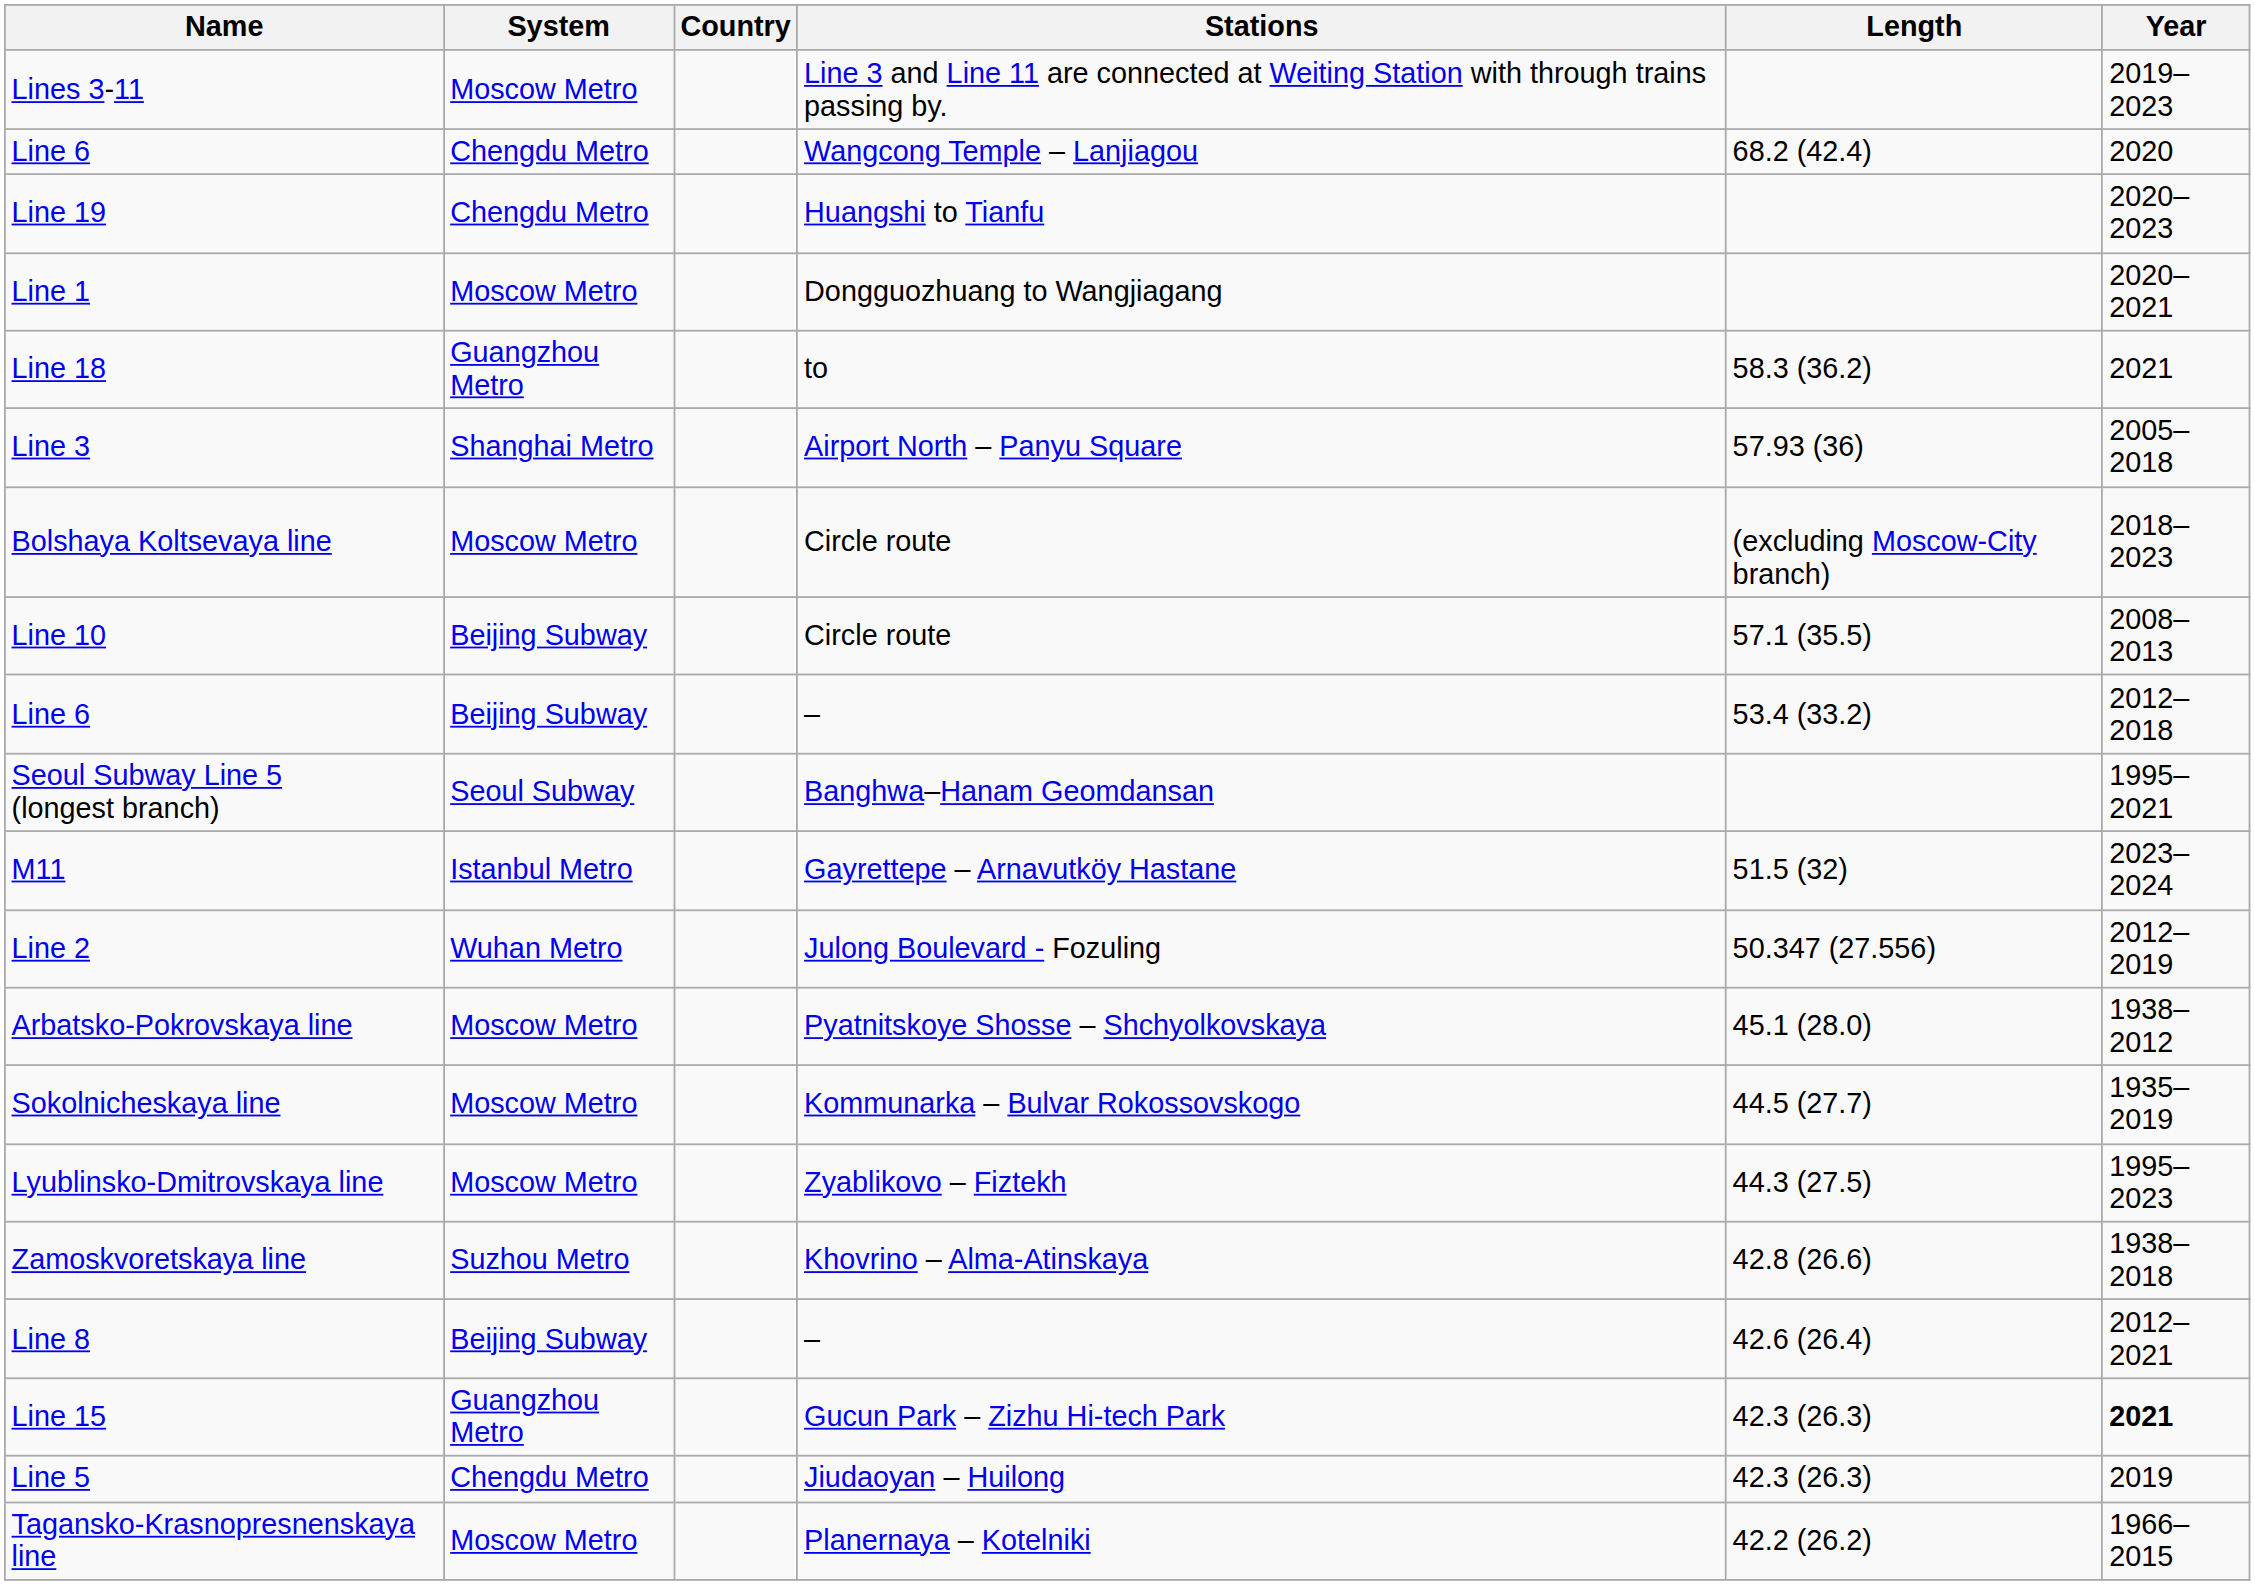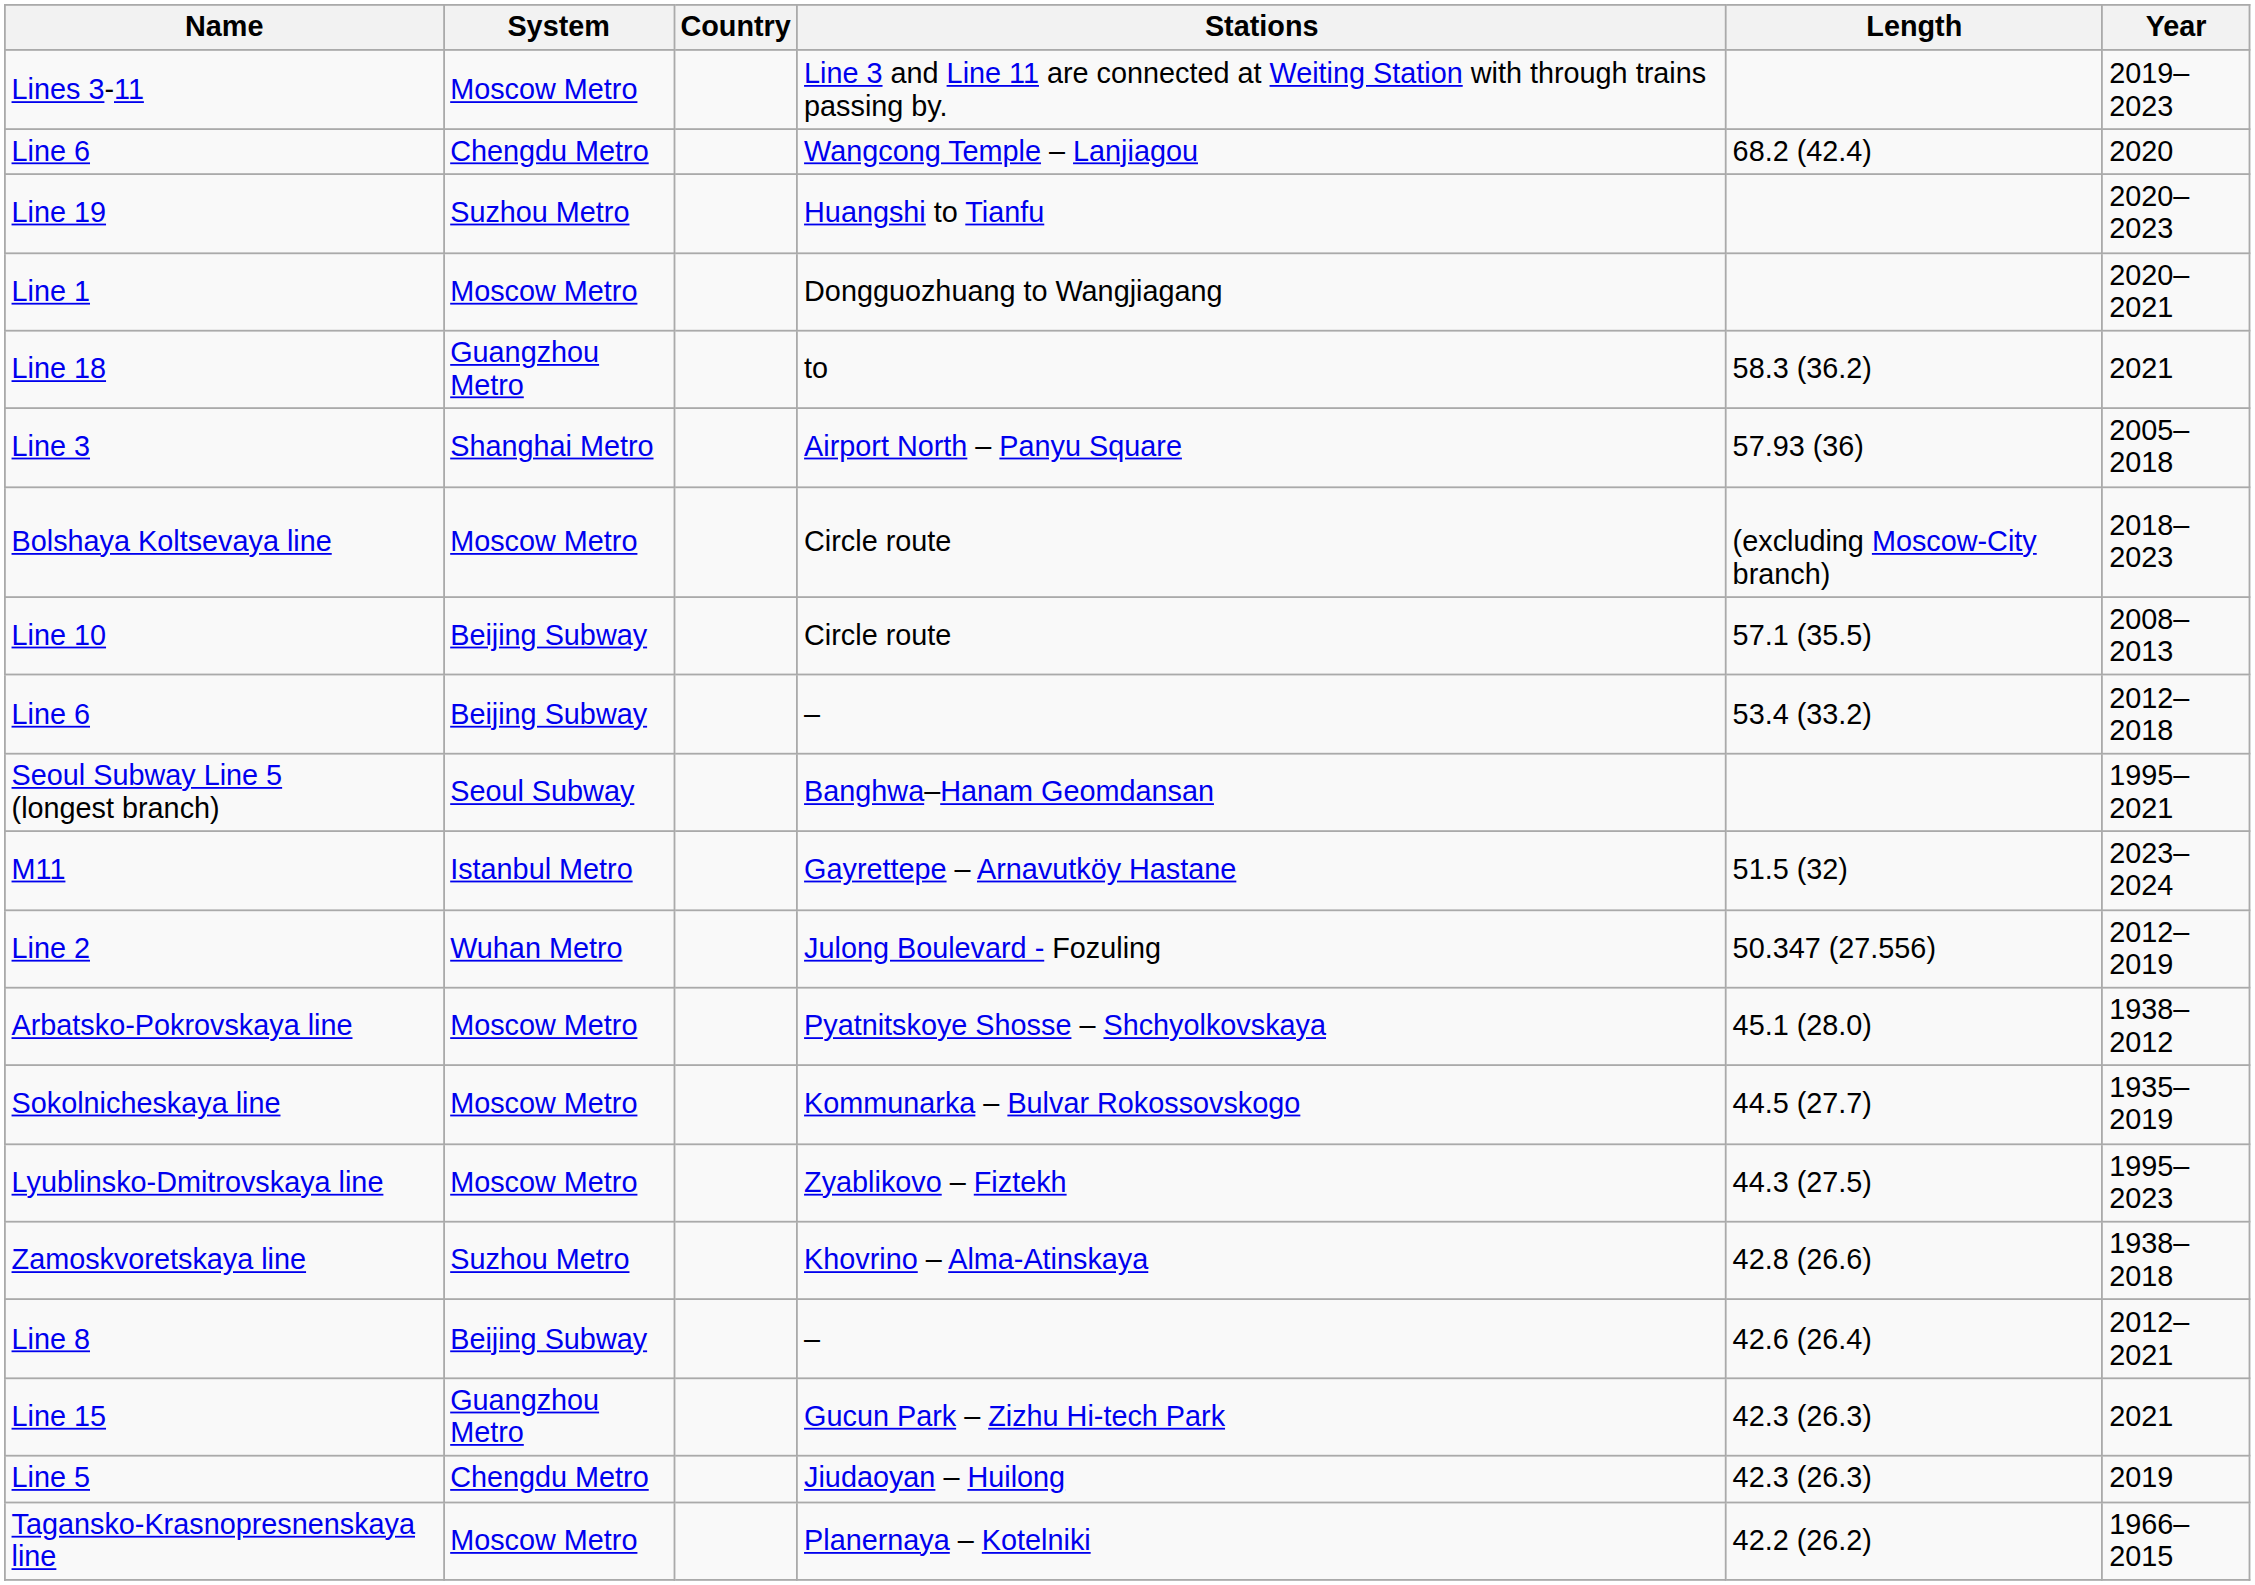(549, 212) Chengdu Metro -> (540, 212) Suzhou Metro
(2141, 1416) bold -> (2141, 1416) normal
